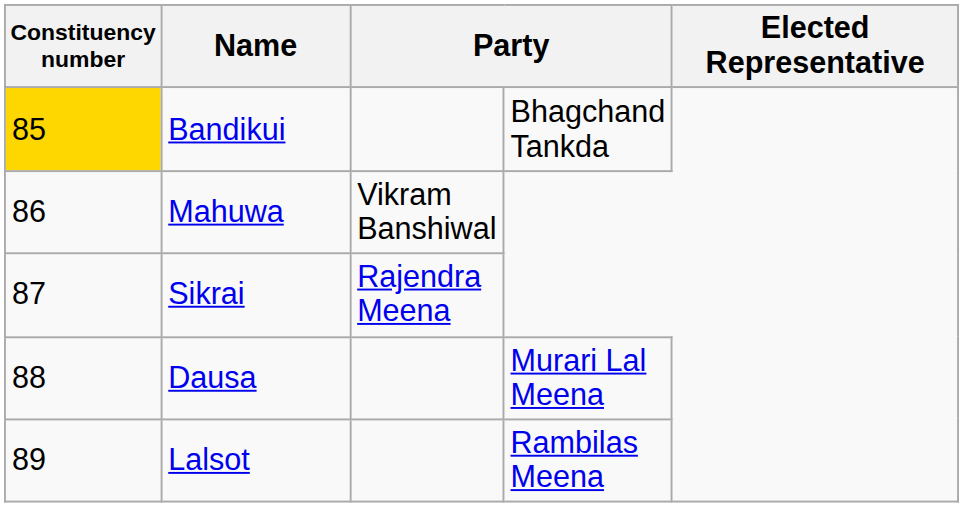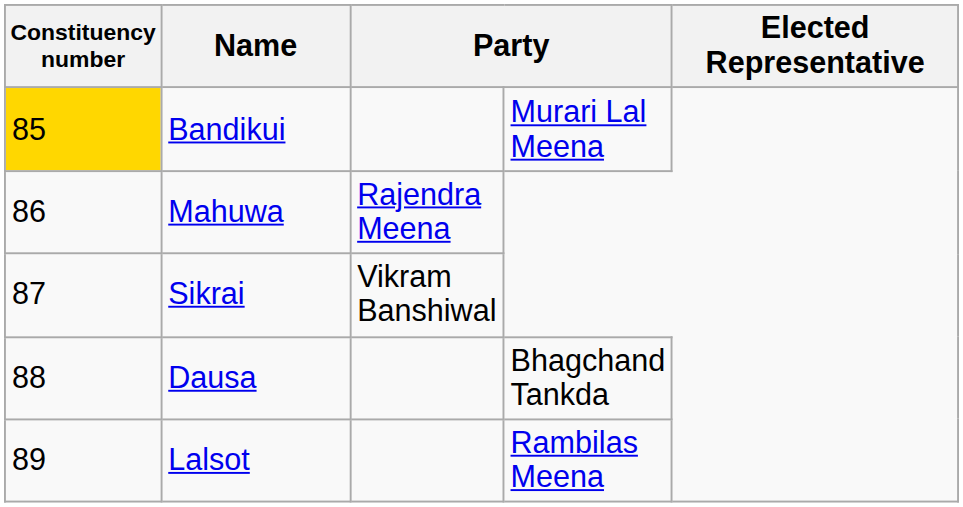(588, 128) Bhagchand Tankda -> (578, 128) Murari Lal Meena
(427, 211) Vikram Banshiwal -> (419, 211) Rajendra Meena
(419, 294) Rajendra Meena -> (427, 294) Vikram Banshiwal
(578, 377) Murari Lal Meena -> (588, 377) Bhagchand Tankda
